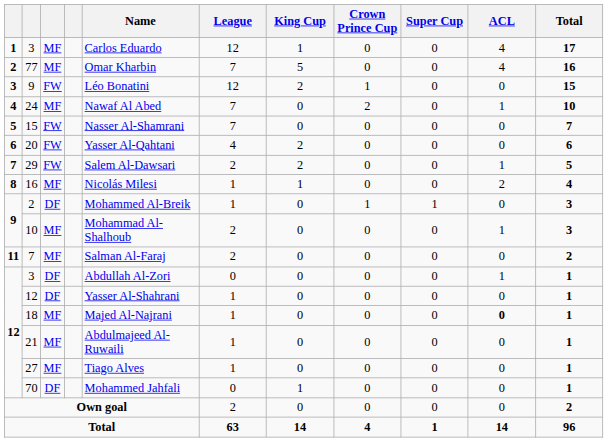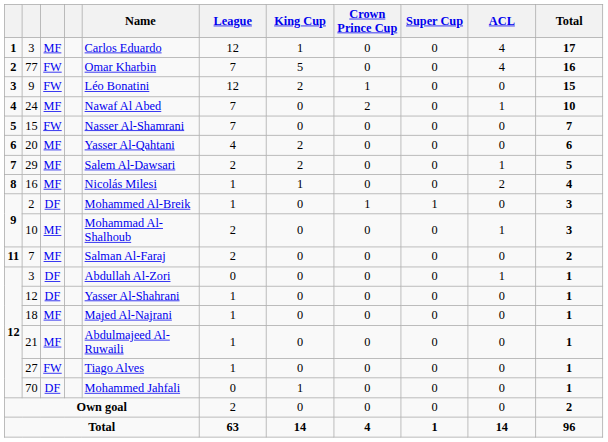(52, 67) MF -> (52, 67) FW
(52, 145) FW -> (52, 145) MF
(52, 164) FW -> (52, 164) MF
(502, 315) bold -> (502, 315) normal
(52, 368) MF -> (52, 368) FW
